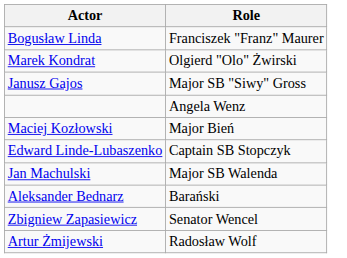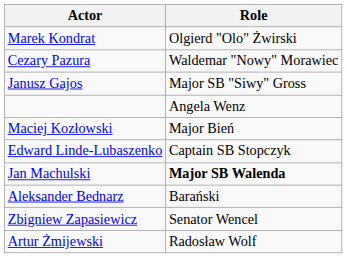- row: (55, 38)
+ row: (49, 60)
(223, 173) normal -> (227, 173) bold
